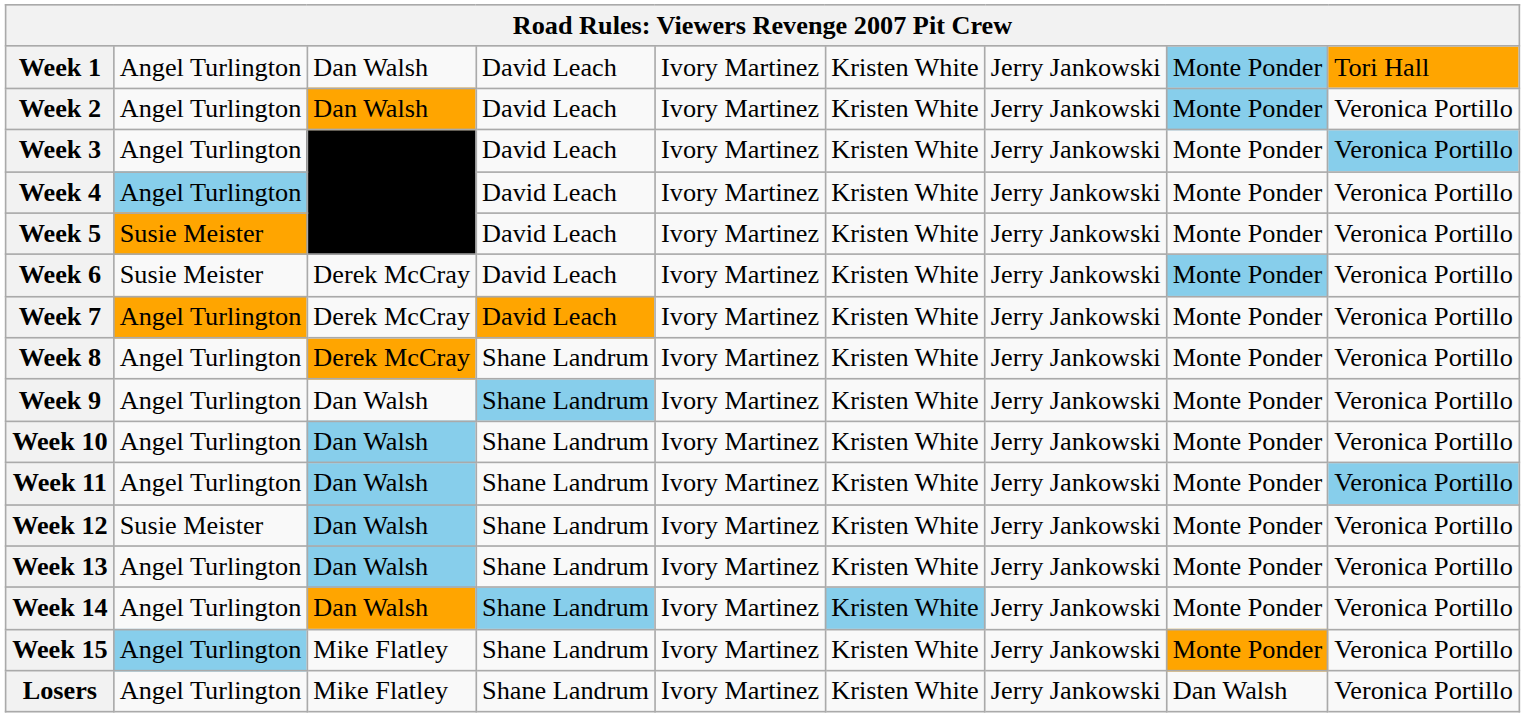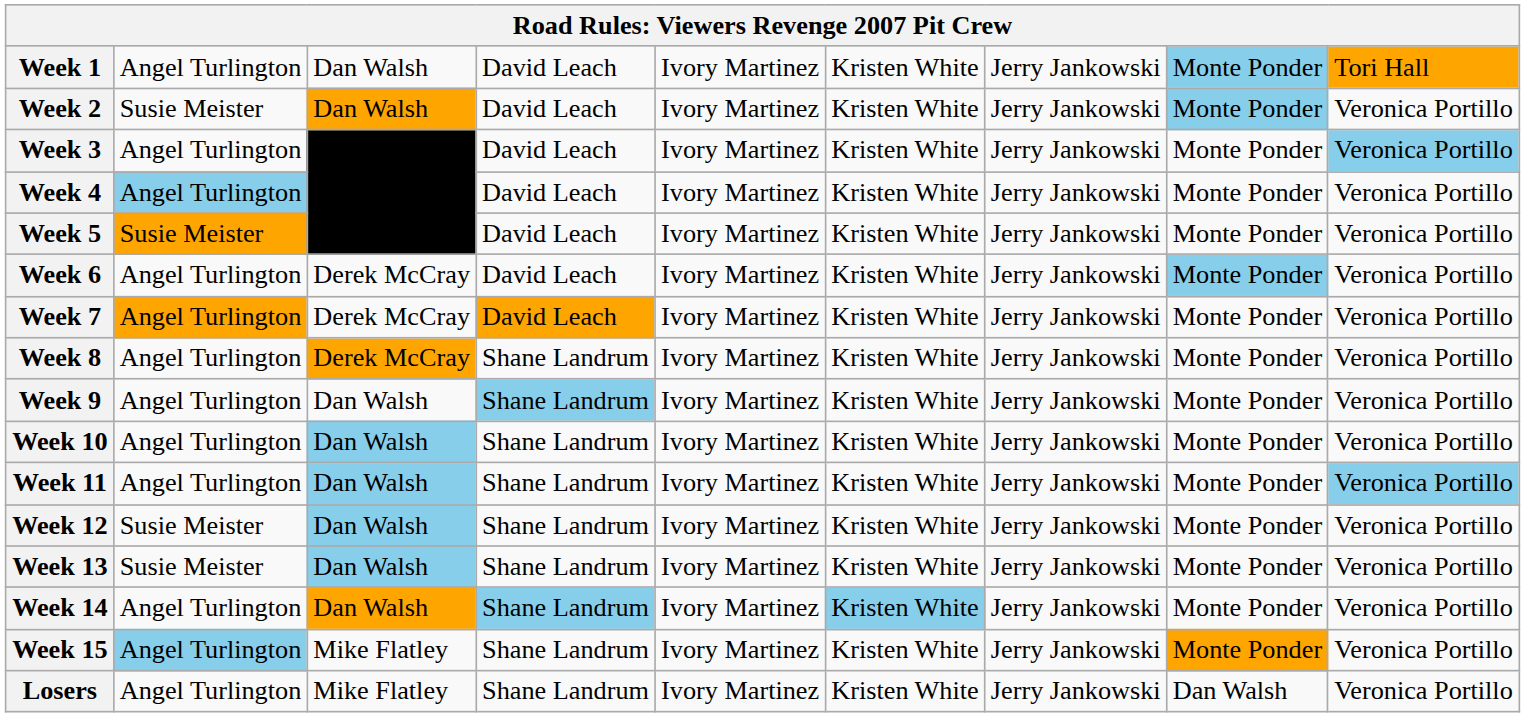(210, 108) Angel Turlington -> (192, 108) Susie Meister
(192, 274) Susie Meister -> (210, 274) Angel Turlington
(210, 566) Angel Turlington -> (192, 566) Susie Meister
